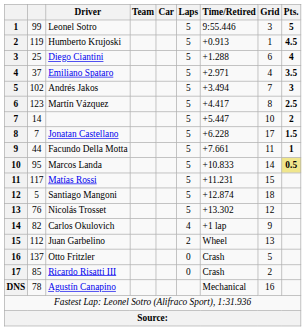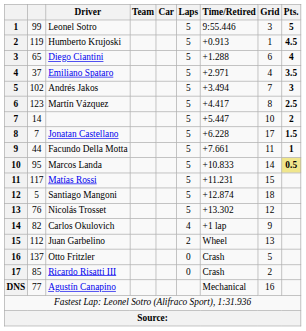(37, 57) 25 -> (37, 57) 65
(37, 287) 78 -> (37, 287) 77
